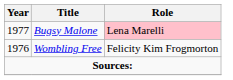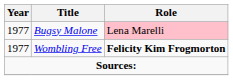(18, 48) 1976 -> (18, 48) 1977
(163, 48) normal -> (166, 48) bold
